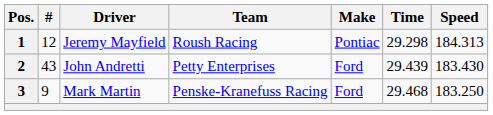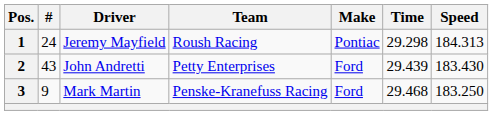(49, 41) 12 -> (49, 41) 24
